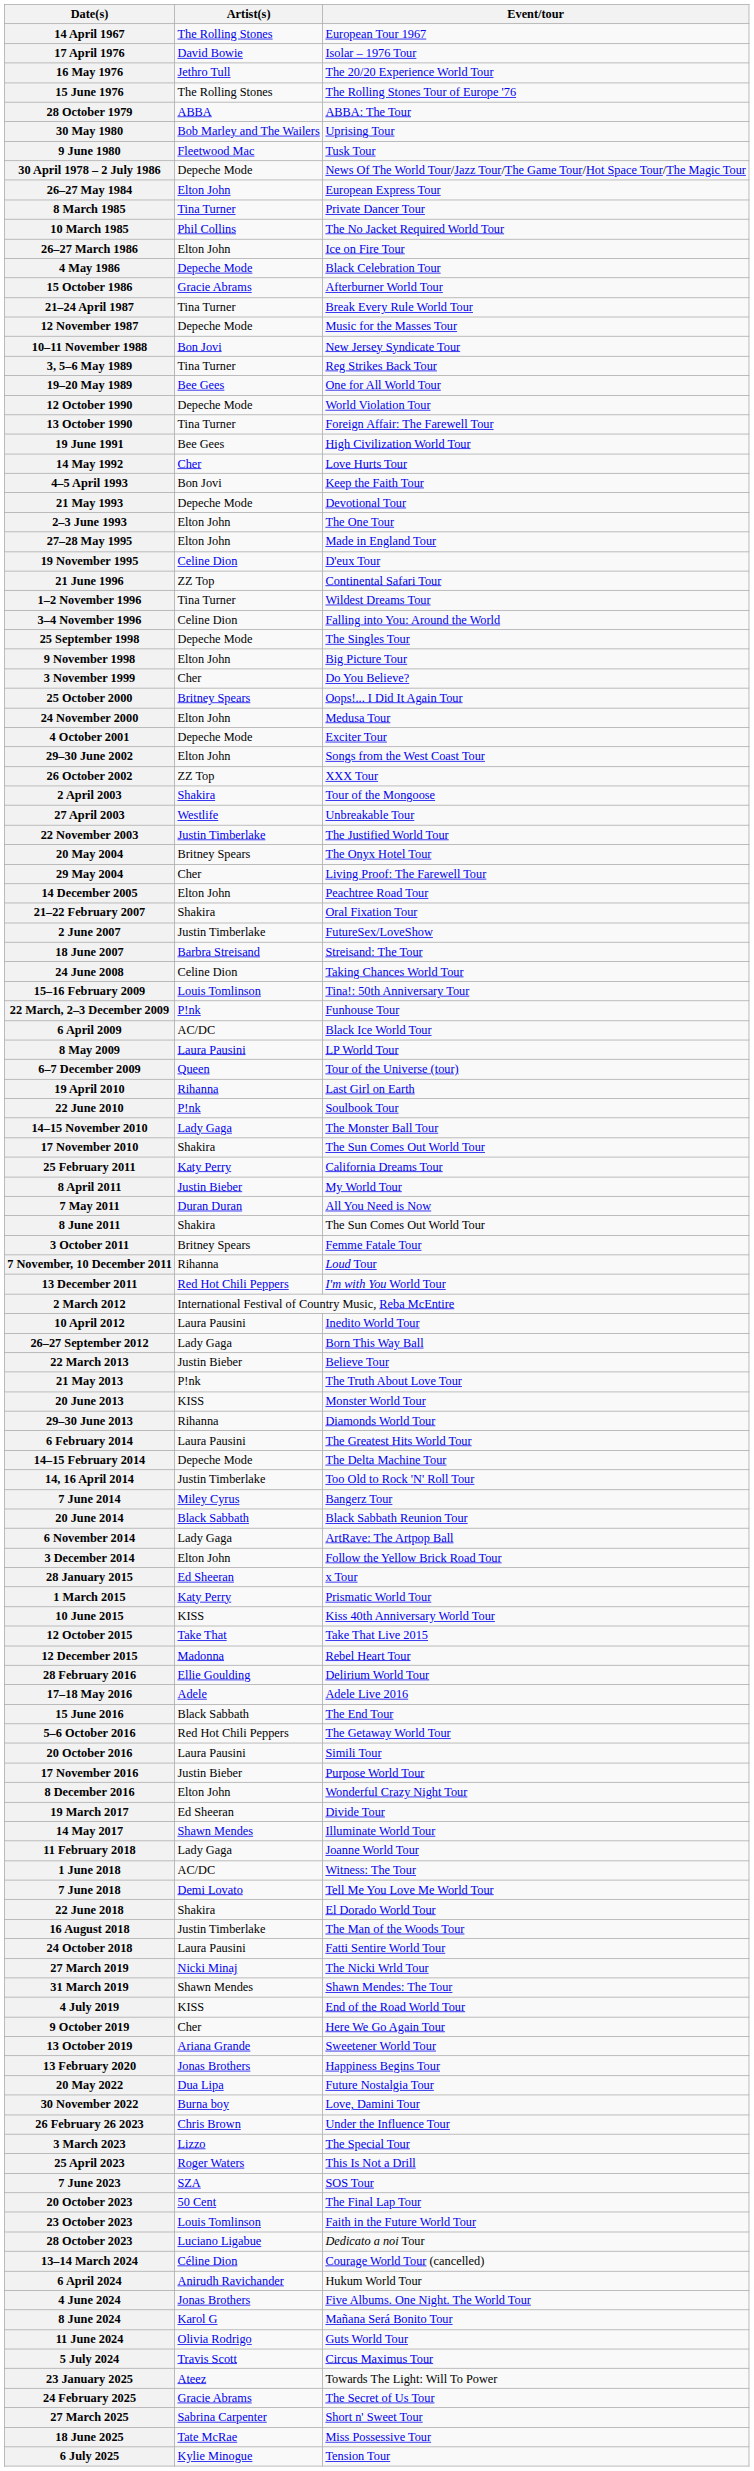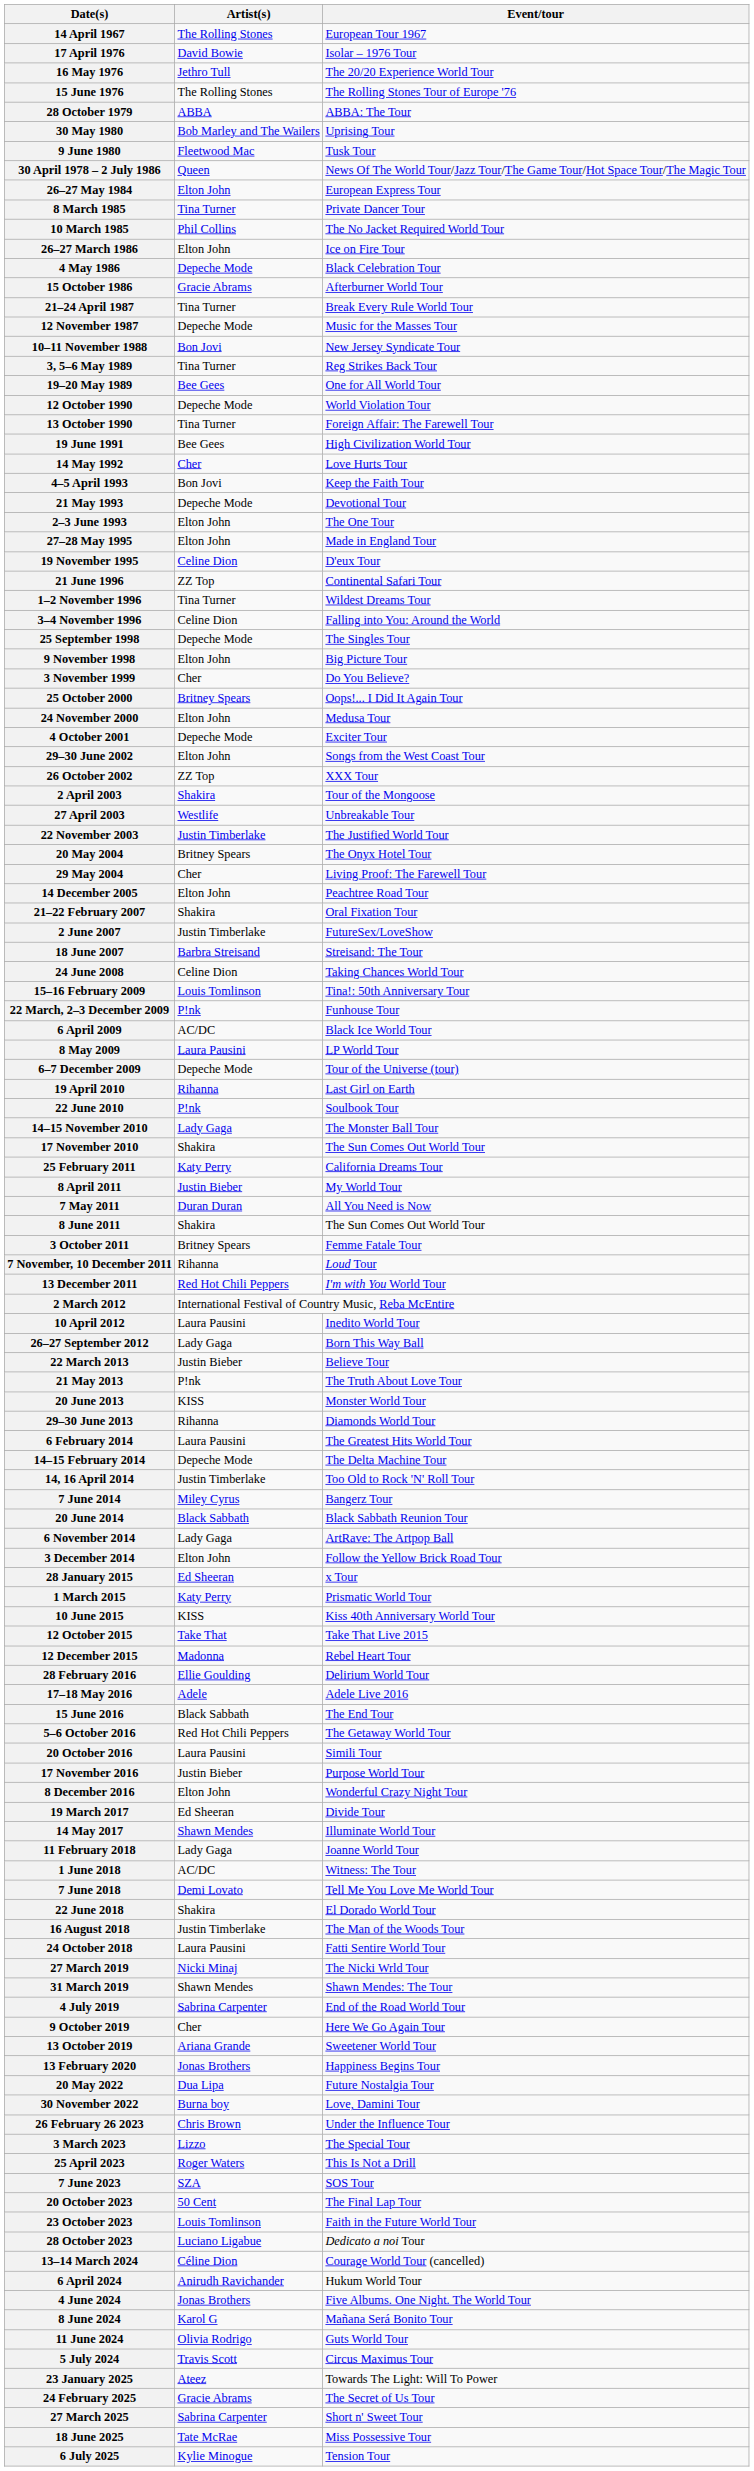(215, 170) Depeche Mode -> (194, 170) Queen
(194, 1069) Queen -> (215, 1069) Depeche Mode
(191, 2007) KISS -> (222, 2007) Sabrina Carpenter
